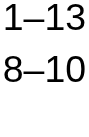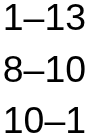+ row: (44, 120)
